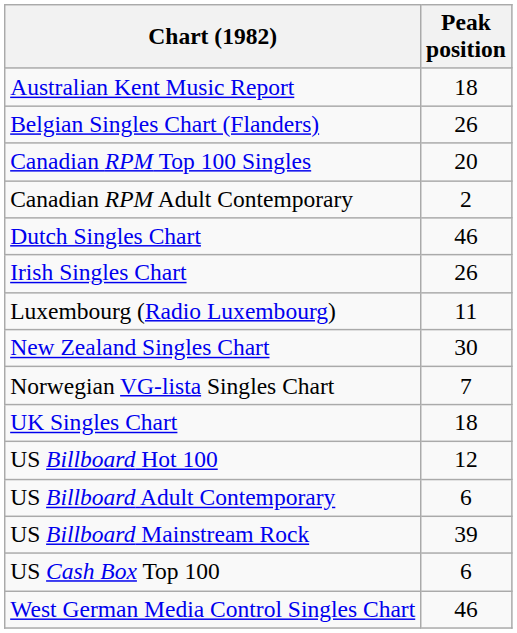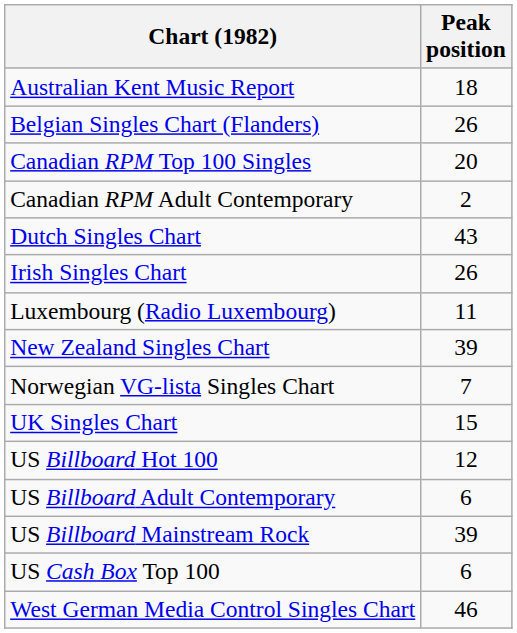(466, 236) 46 -> (466, 236) 43
(466, 348) 30 -> (466, 348) 39
(466, 422) 18 -> (466, 422) 15
